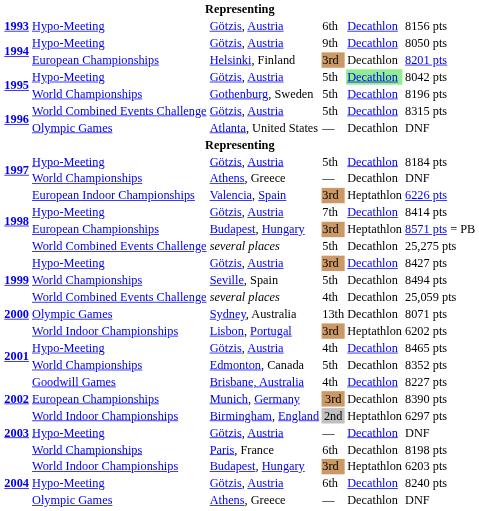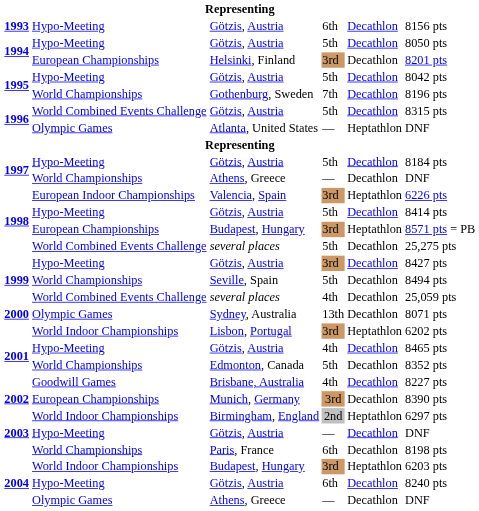(330, 43) 9th -> (330, 43) 5th
(373, 77) lightgreen background -> (373, 77) no background
(330, 94) 5th -> (330, 94) 7th
(373, 127) Decathlon -> (375, 127) Heptathlon
(330, 212) 7th -> (330, 212) 5th
